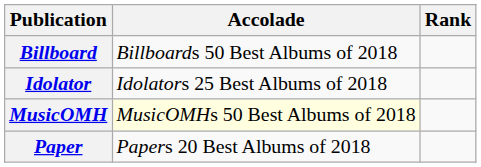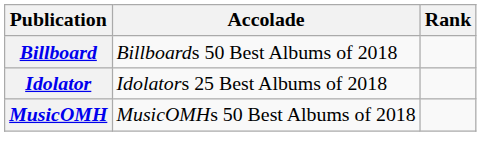(266, 114) lightyellow background -> (266, 114) no background
- row: (58, 146)
